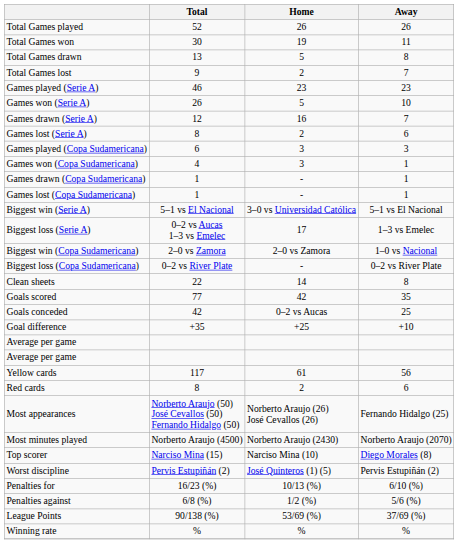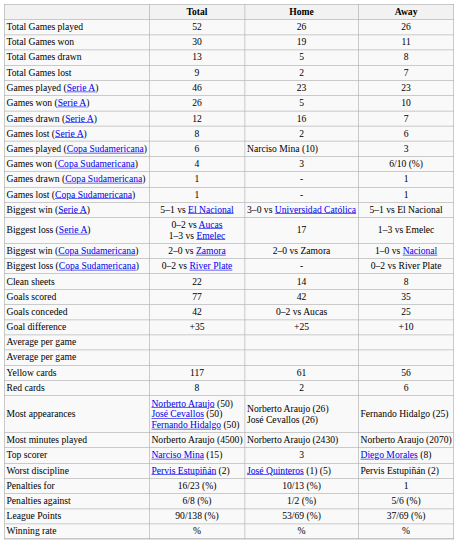(302, 149) 3 -> (282, 149) Narciso Mina (10)
(406, 164) 1 -> (406, 164) 6/10 (%)
(282, 455) Narciso Mina (10) -> (302, 455) 3
(406, 486) 6/10 (%) -> (406, 486) 1
